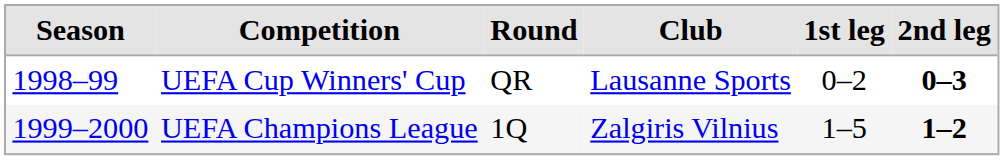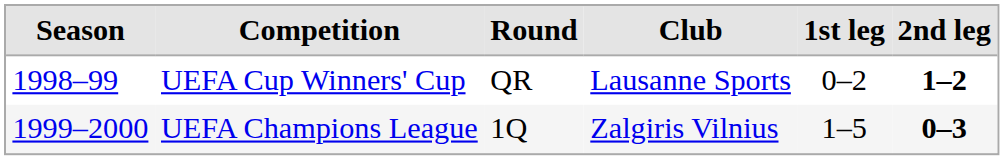(944, 80) 0–3 -> (944, 80) 1–2
(944, 128) 1–2 -> (944, 128) 0–3
